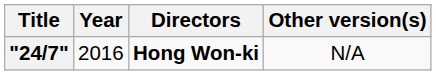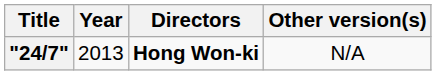(101, 53) 2016 -> (101, 53) 2013
